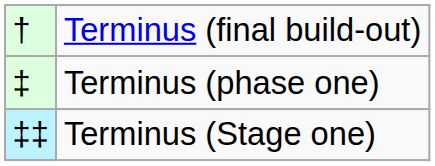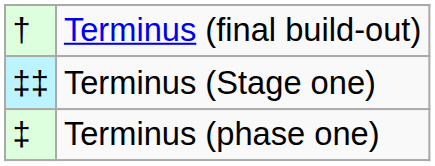rows swapped: (222, 82) <-> (220, 133)
